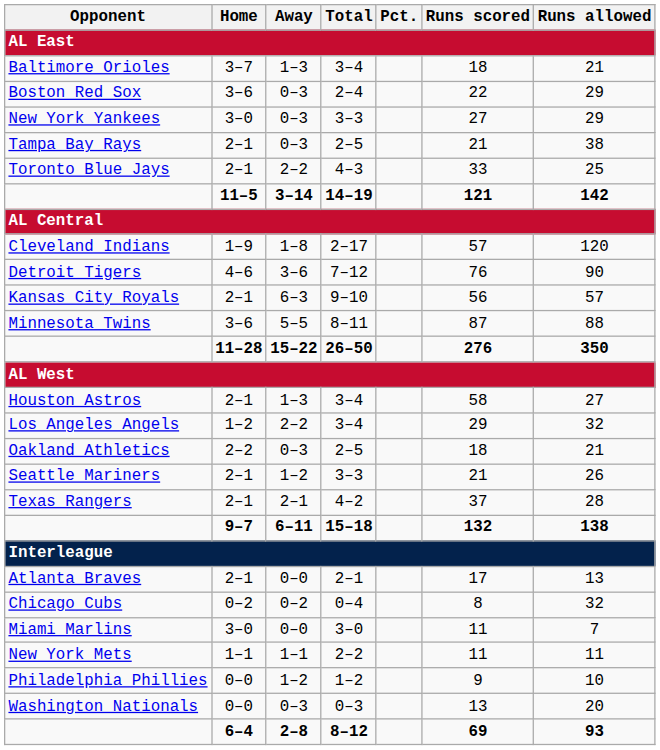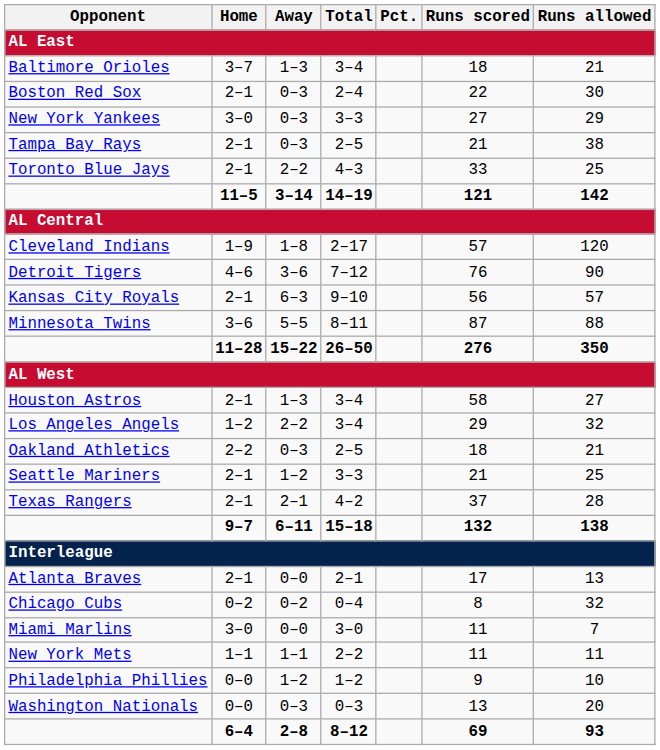(239, 94) 3–6 -> (239, 94) 2–1
(595, 94) 29 -> (595, 94) 30
(595, 477) 26 -> (595, 477) 25
